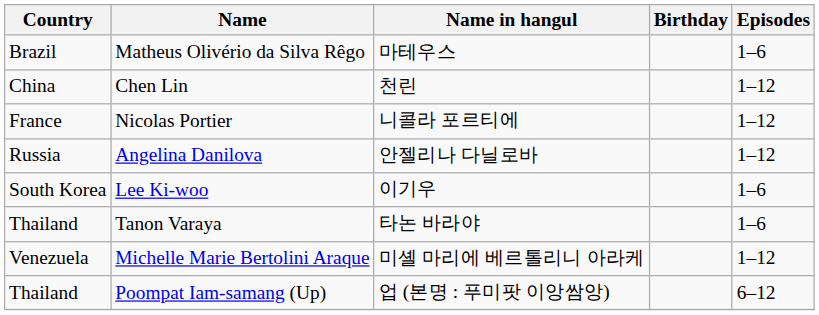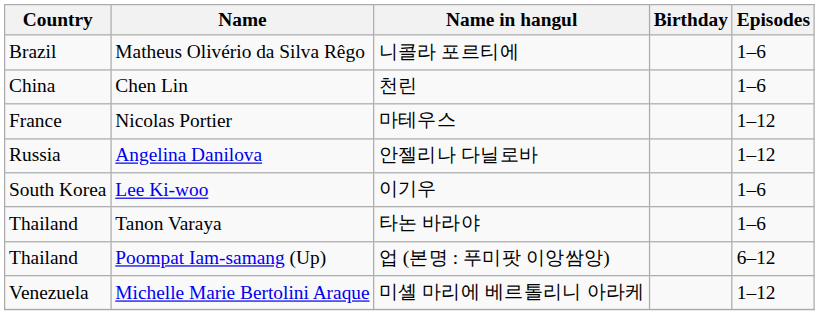(417, 51) 마테우스 -> (449, 51) 니콜라 포르티에
(756, 86) 1–12 -> (751, 86) 1–6
(449, 120) 니콜라 포르티에 -> (417, 120) 마테우스
rows swapped: (242, 258) <-> (221, 292)
